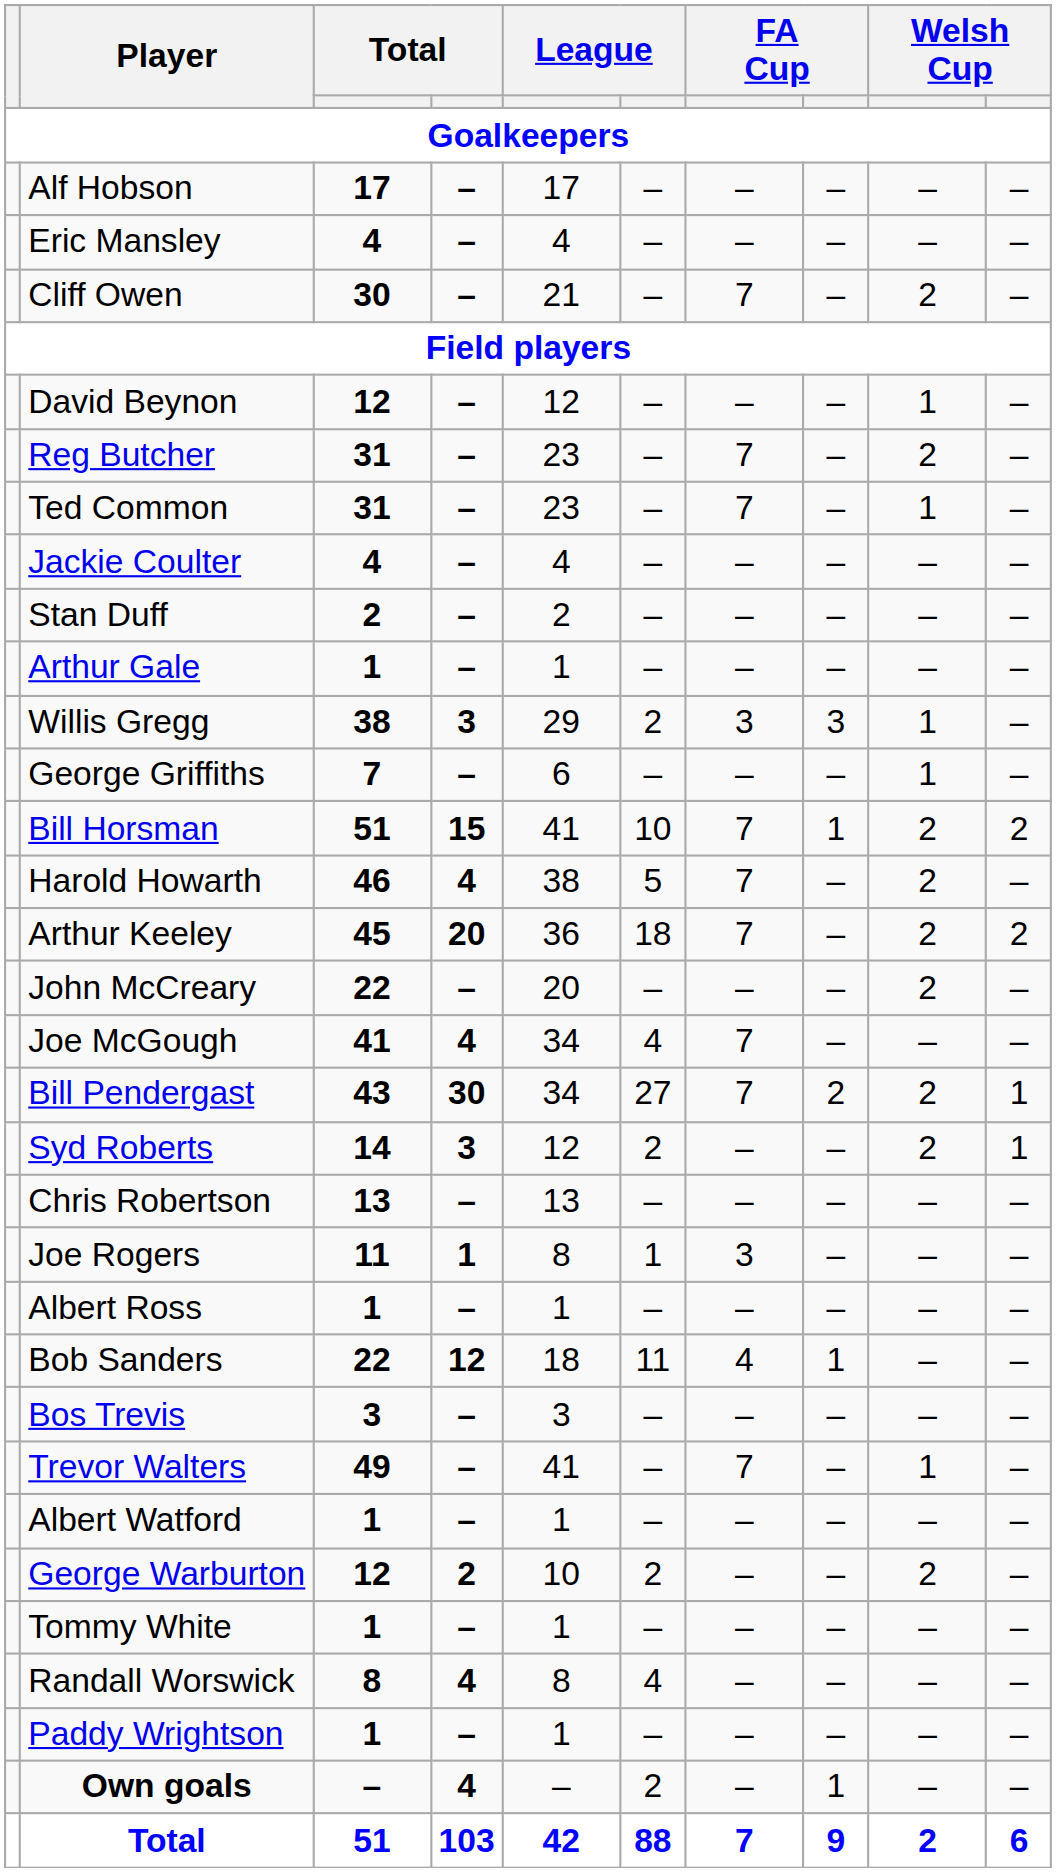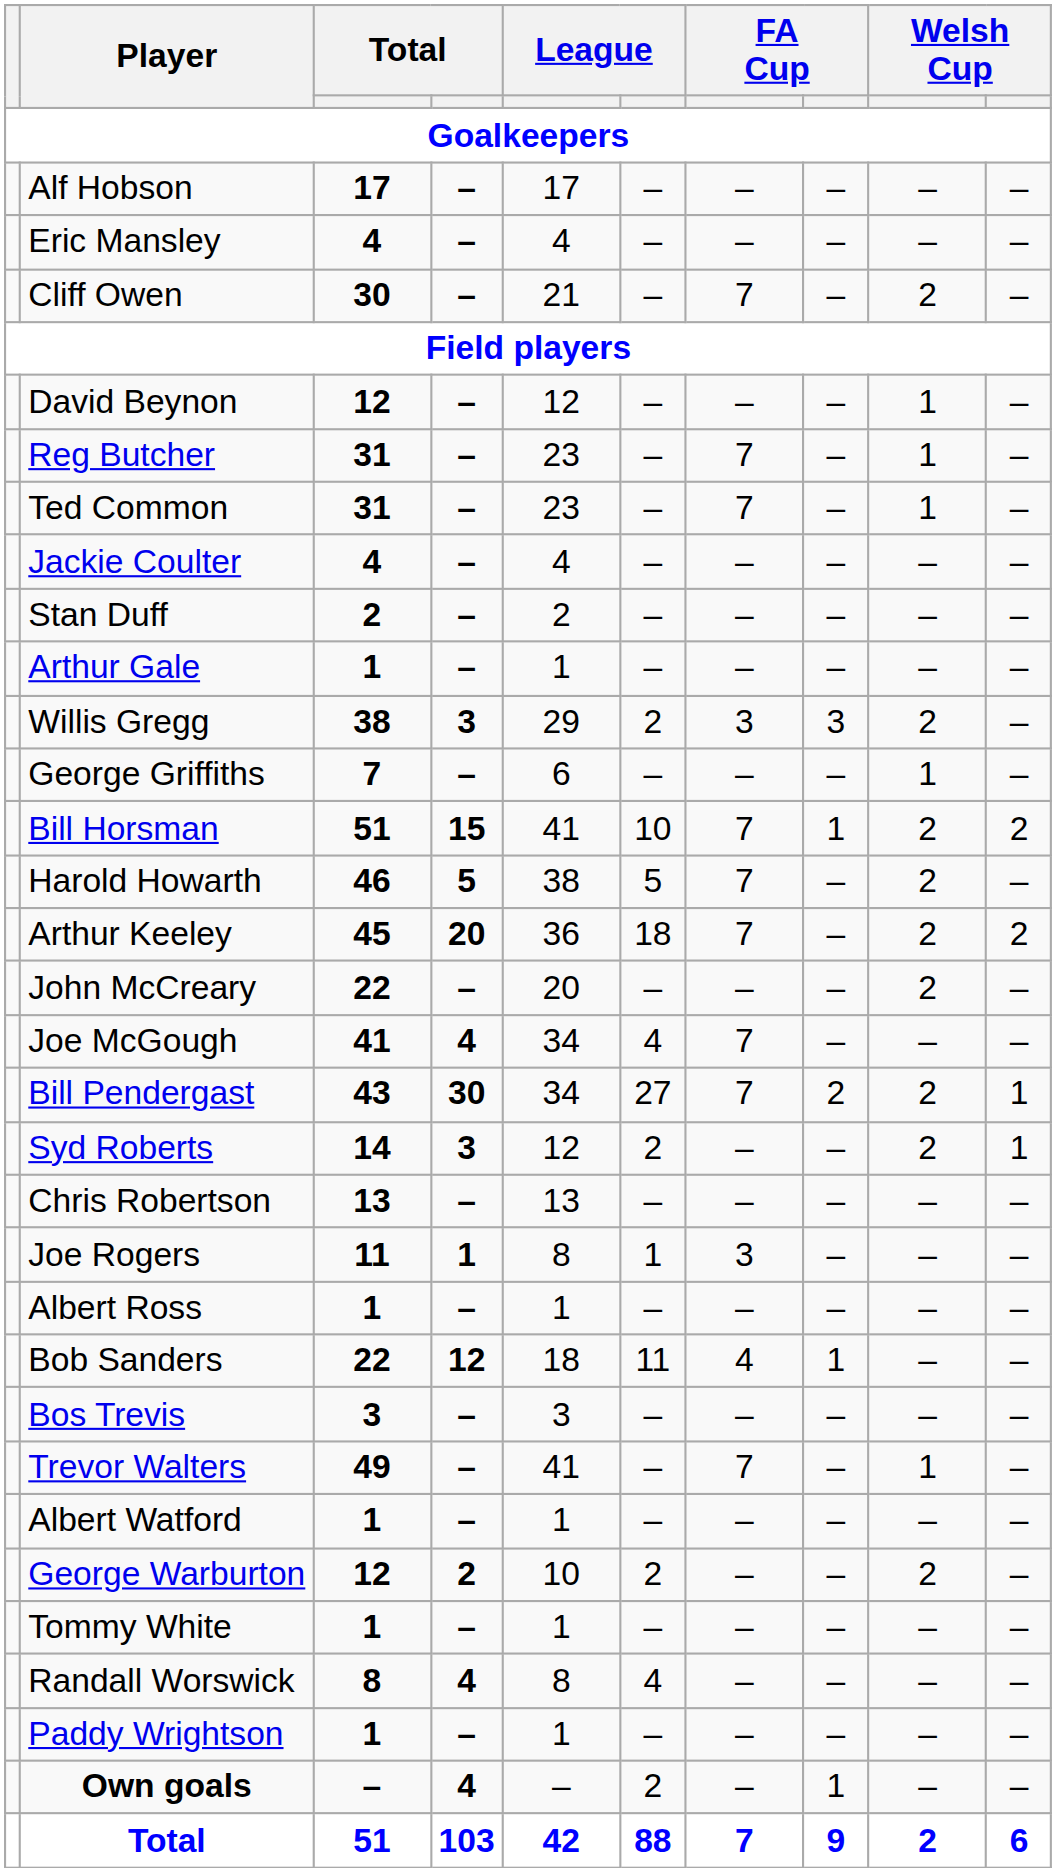(928, 454) 2 -> (928, 454) 1
(928, 721) 1 -> (928, 721) 2
(467, 881) 4 -> (467, 881) 5
